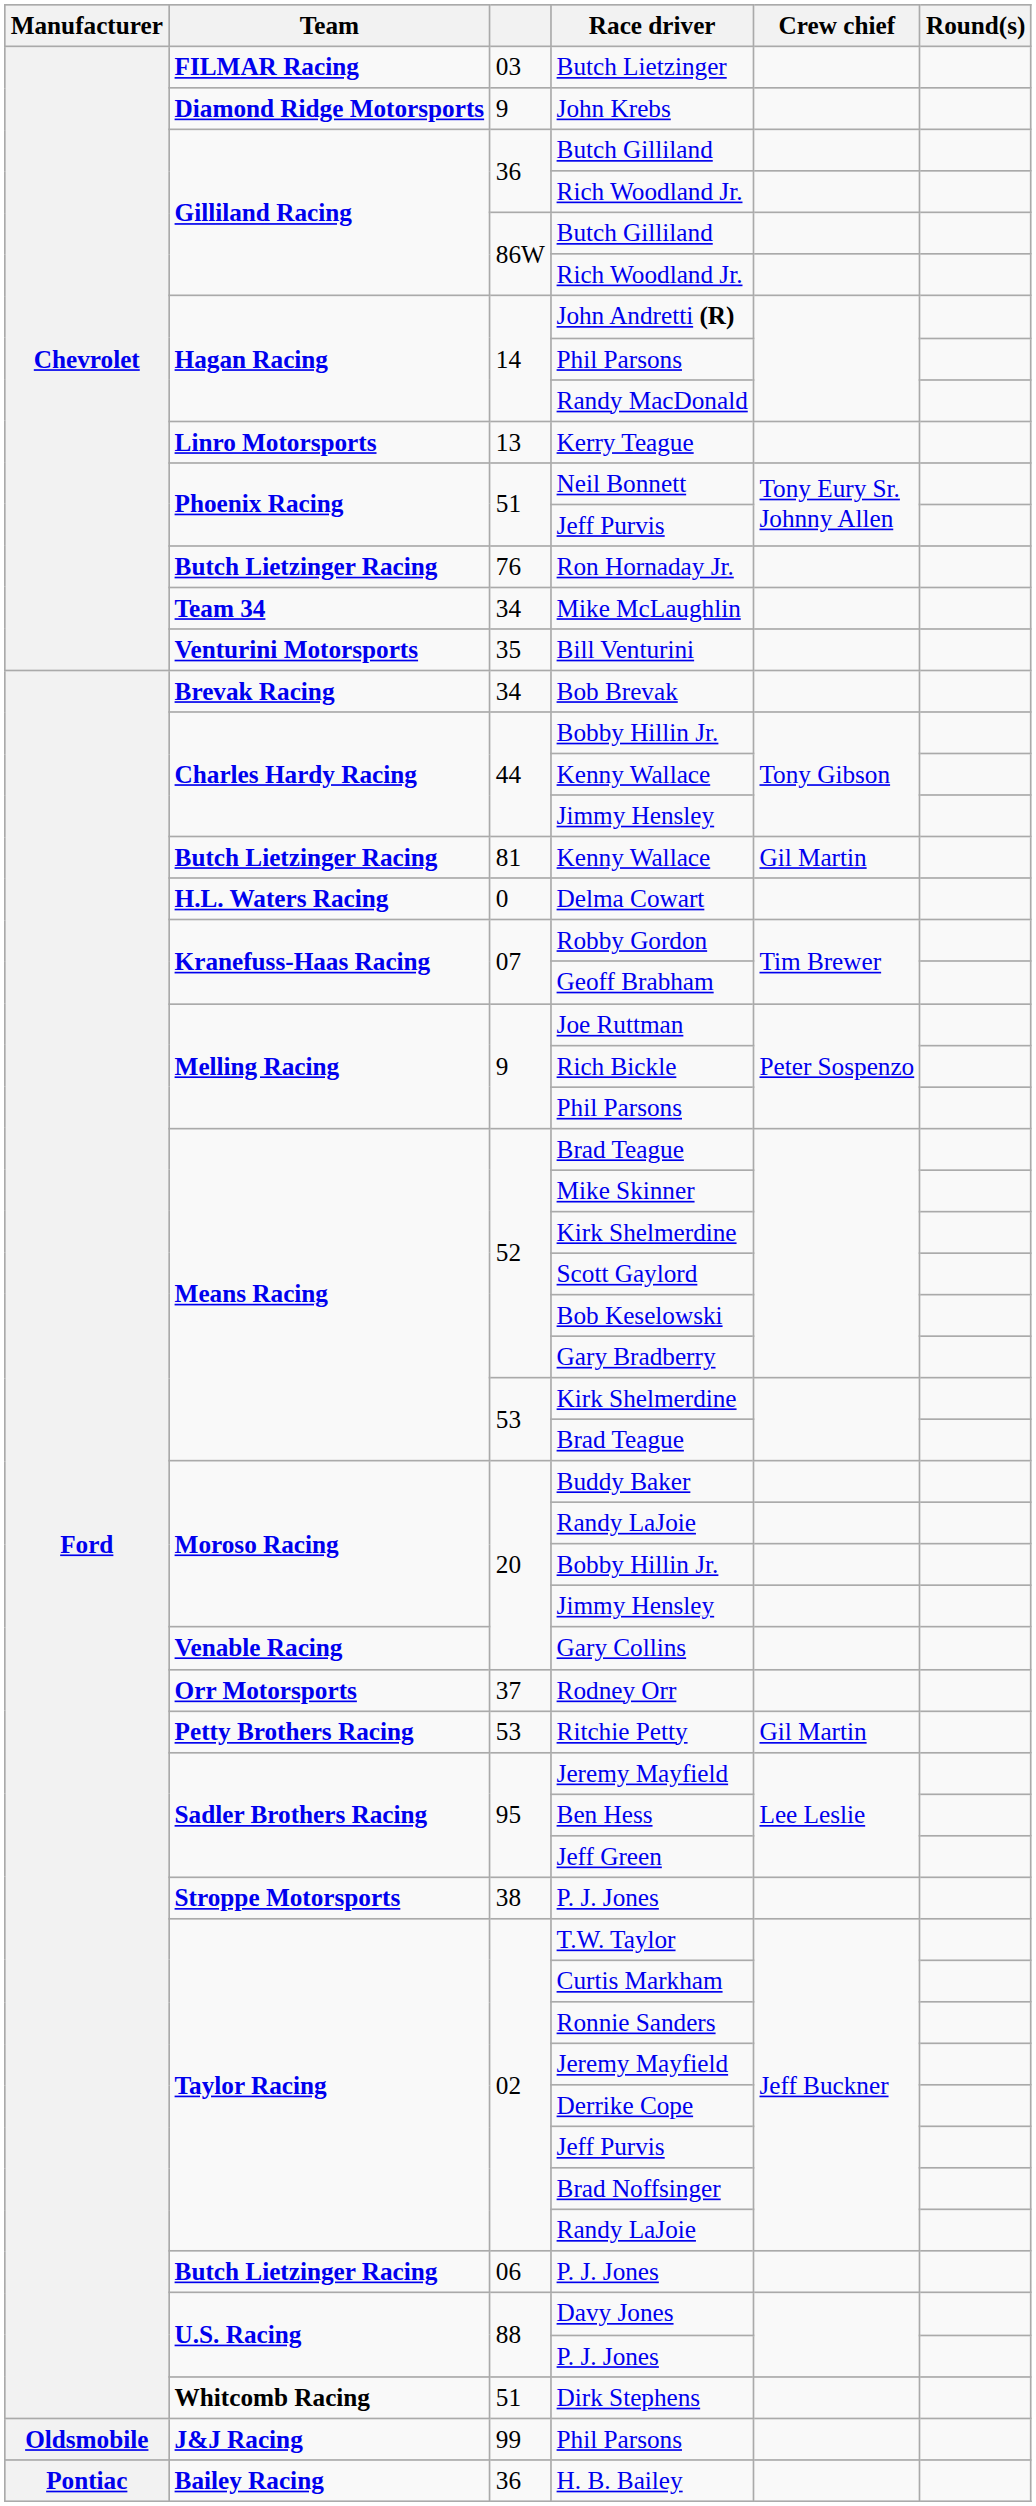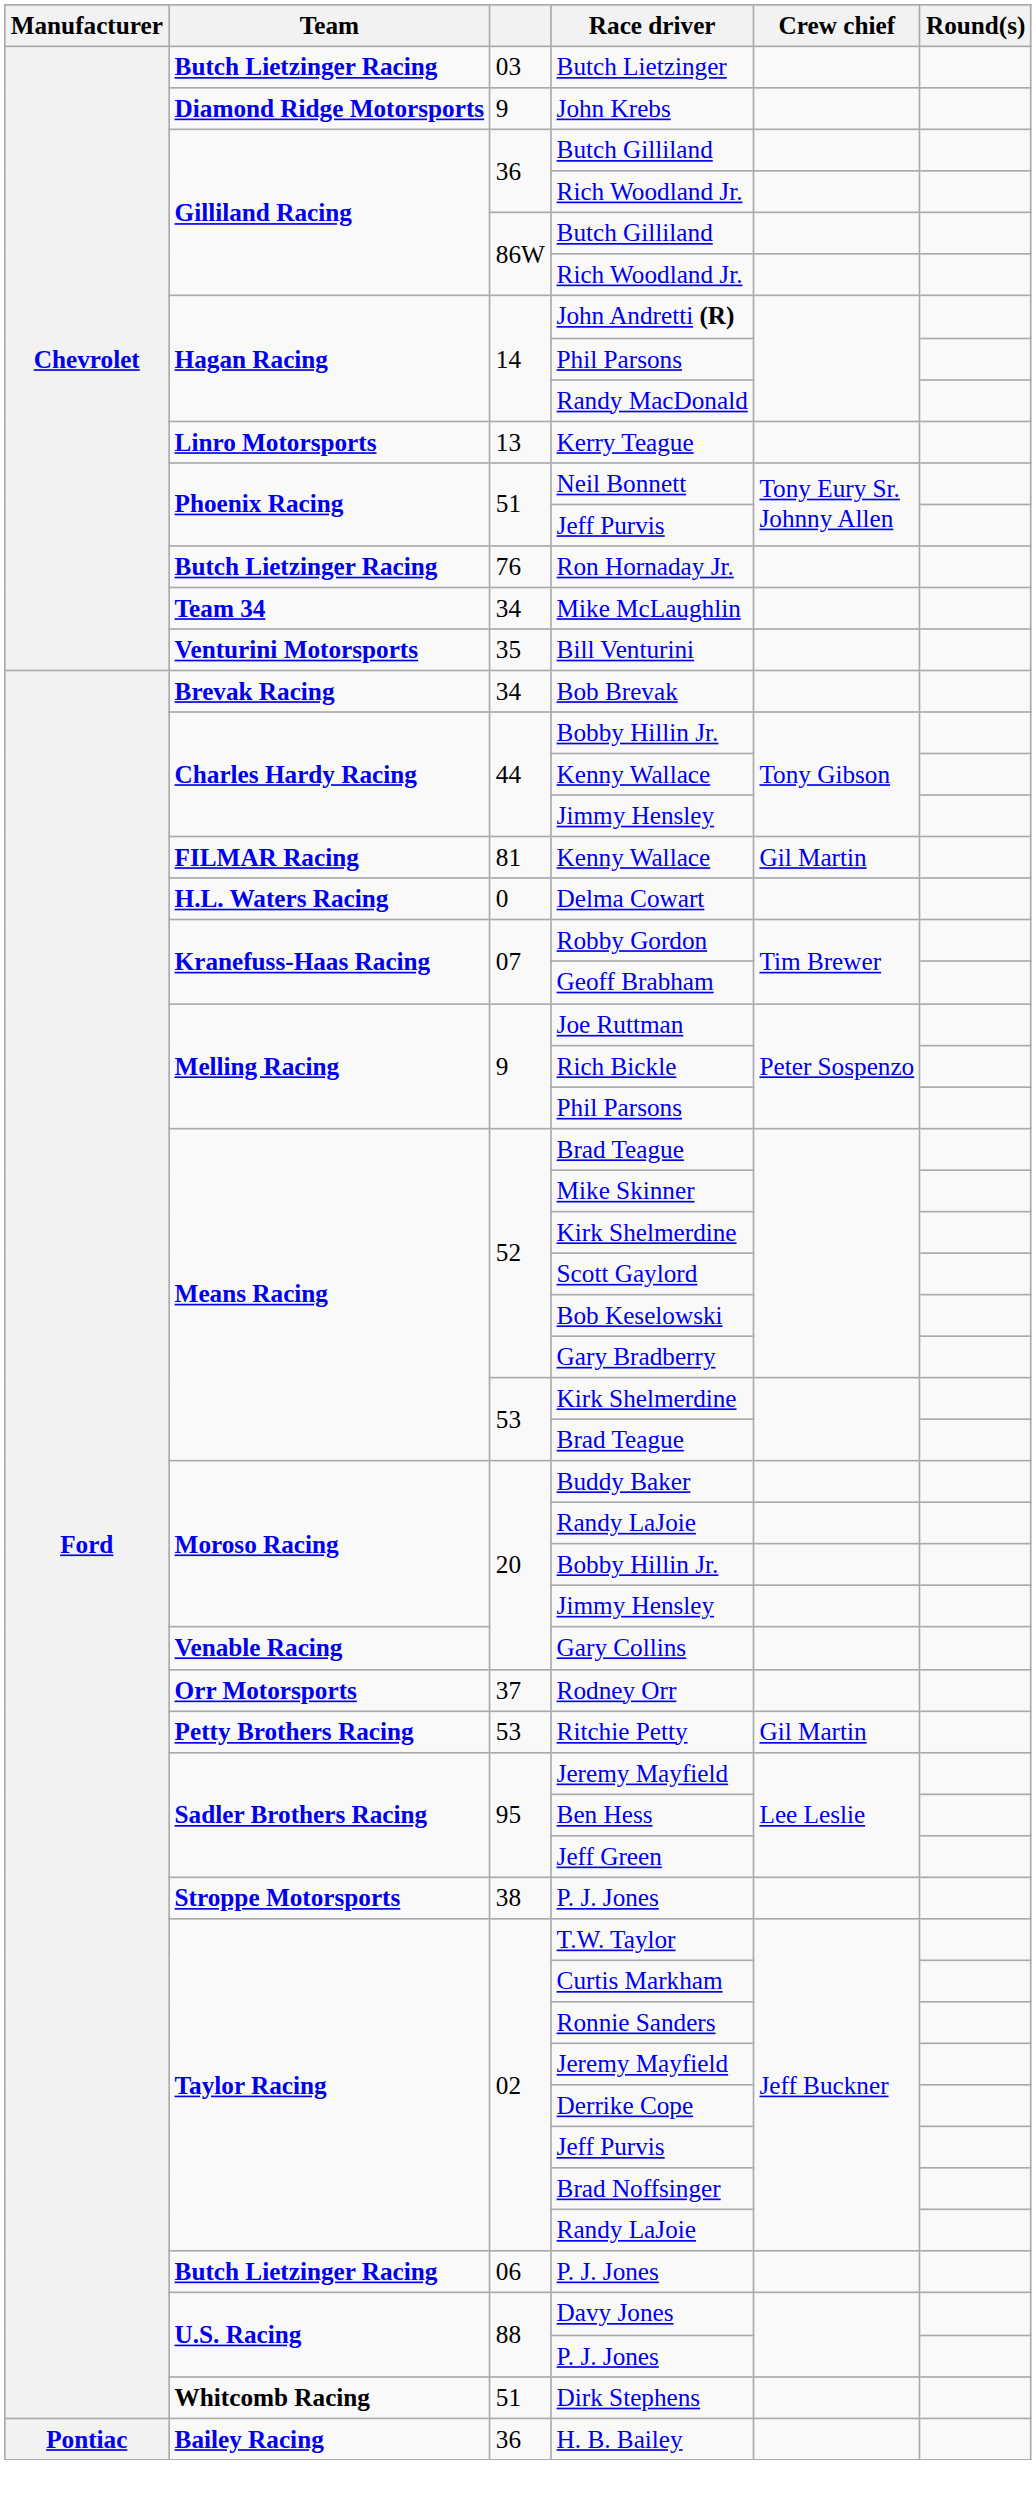(267, 67) FILMAR Racing -> (306, 67) Butch Lietzinger Racing
(306, 857) Butch Lietzinger Racing -> (267, 857) FILMAR Racing
- row: (508, 2438)
